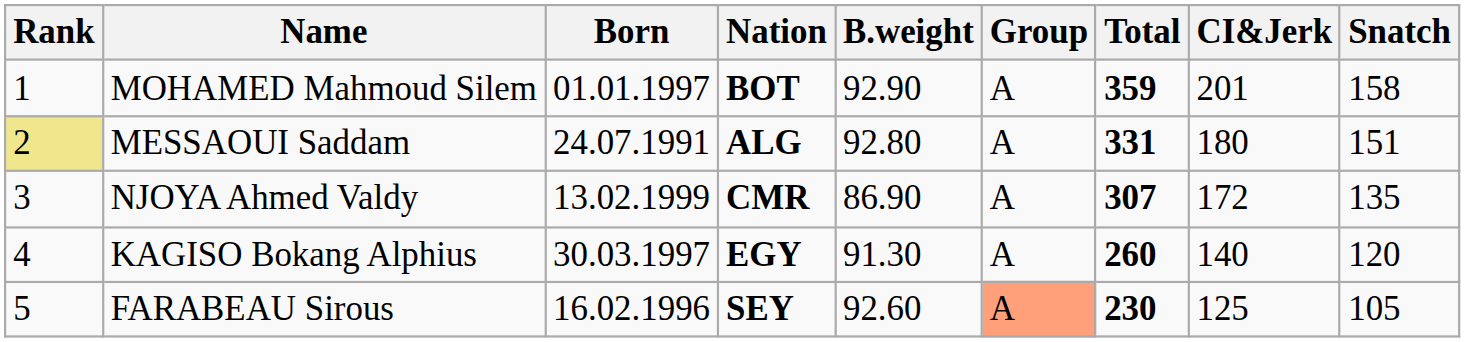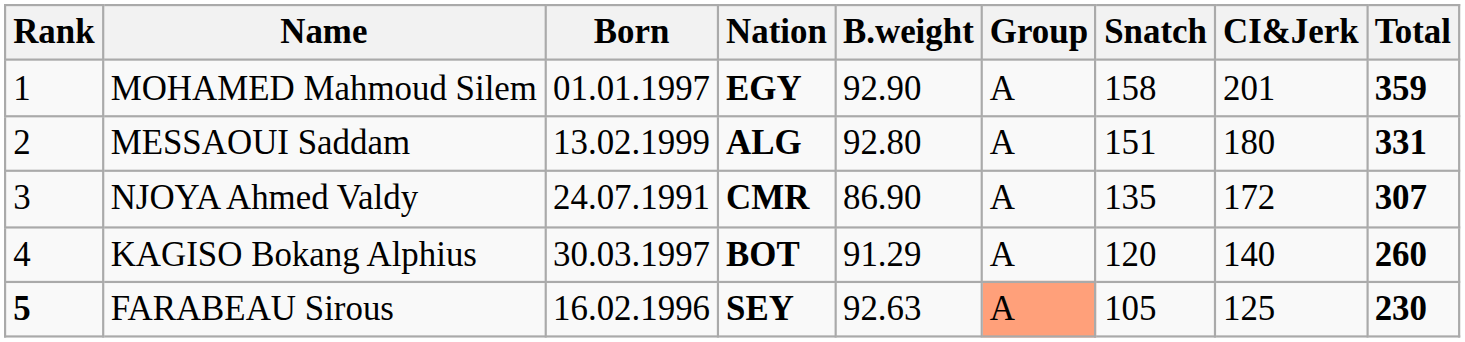columns swapped: (1400, 32) <-> (1142, 32)
(763, 87) BOT -> (764, 87) EGY
(22, 142) khaki background -> (22, 142) no background
(632, 142) 24.07.1991 -> (632, 142) 13.02.1999
(632, 198) 13.02.1999 -> (632, 198) 24.07.1991
(764, 253) EGY -> (763, 253) BOT
(882, 253) 91.30 -> (882, 253) 91.29
(22, 308) normal -> (22, 308) bold
(882, 308) 92.60 -> (882, 308) 92.63
